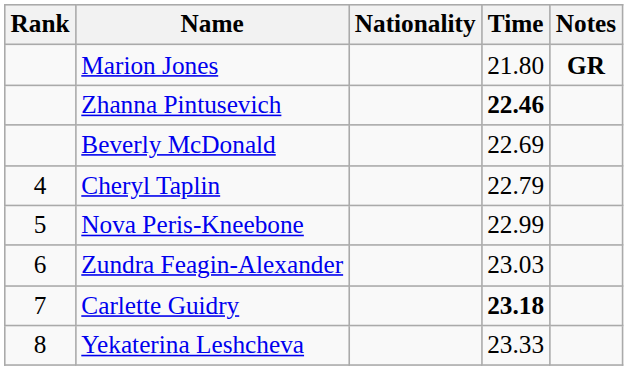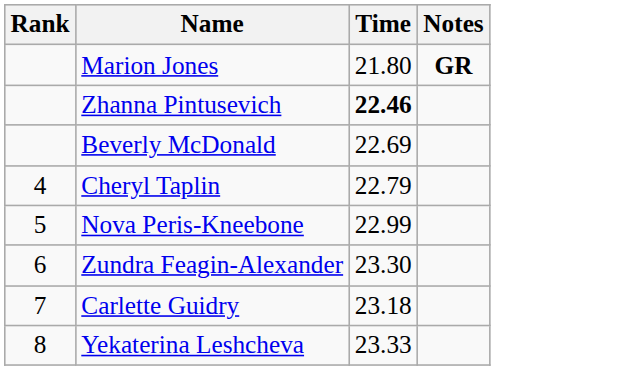- column: (415, 24)
(516, 265) 23.03 -> (383, 265) 23.30
(516, 305) bold -> (383, 305) normal
